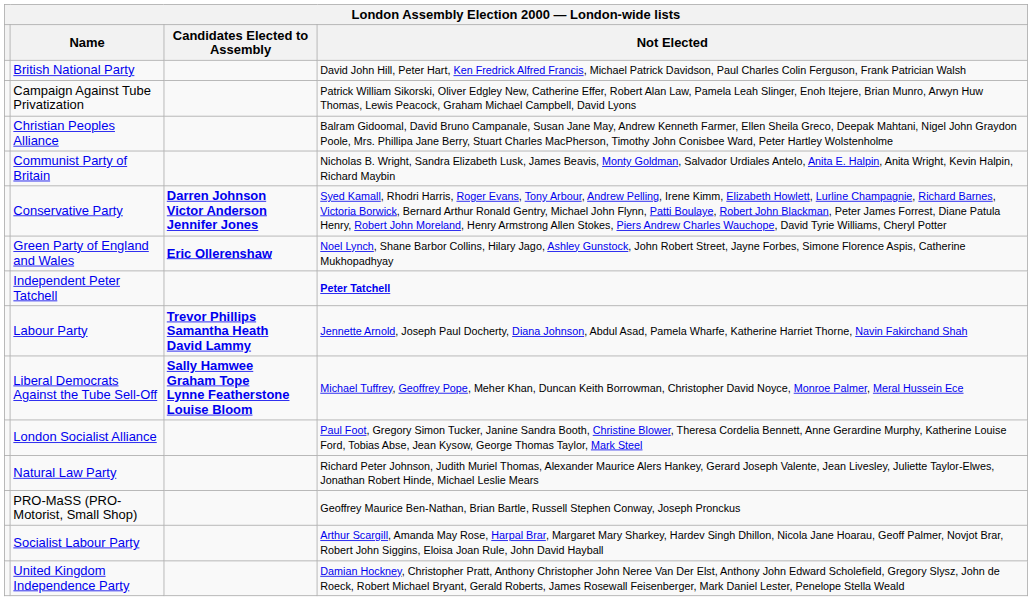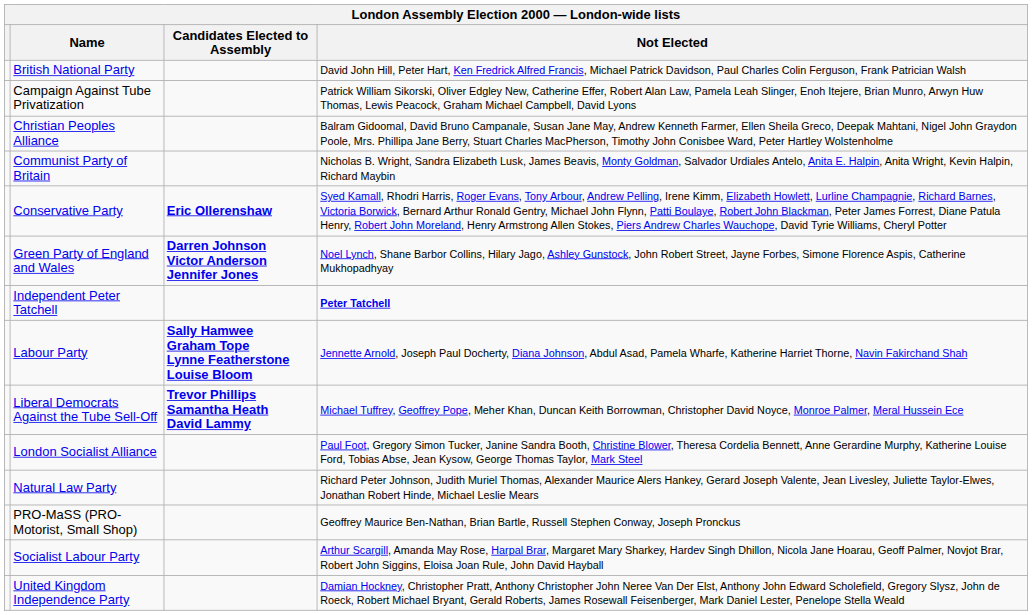(217, 210) Darren Johnson Victor Anderson Jennifer Jones -> (219, 210) Eric Ollerenshaw
(219, 253) Eric Ollerenshaw -> (217, 260) Darren Johnson Victor Anderson Jennifer Jones
(218, 330) Trevor Phillips Samantha Heath David Lammy -> (228, 352) Sally Hamwee Graham Tope Lynne Featherstone Louise Bloom
(228, 387) Sally Hamwee Graham Tope Lynne Featherstone Louise Bloom -> (218, 409) Trevor Phillips Samantha Heath David Lammy
